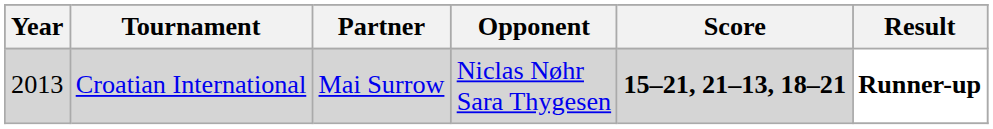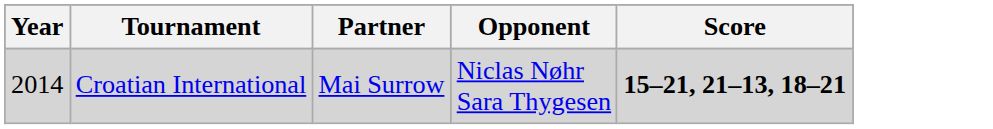- column: (920, 26)
(37, 85) 2013 -> (37, 85) 2014
